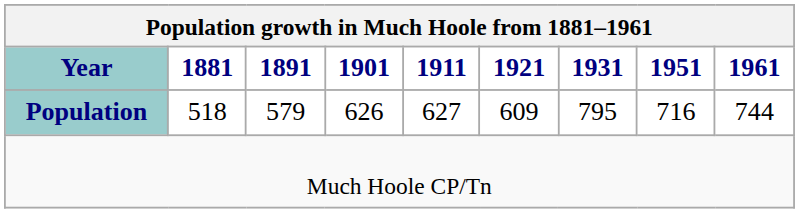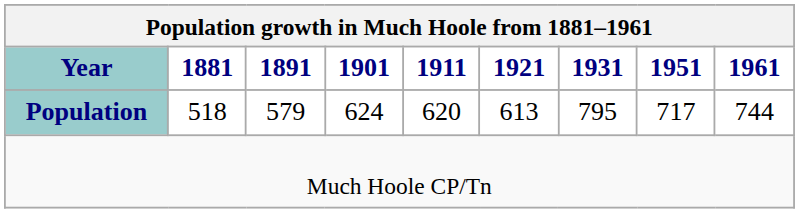(364, 112) 626 -> (364, 112) 624
(442, 112) 627 -> (442, 112) 620
(519, 112) 609 -> (519, 112) 613
(676, 112) 716 -> (676, 112) 717
